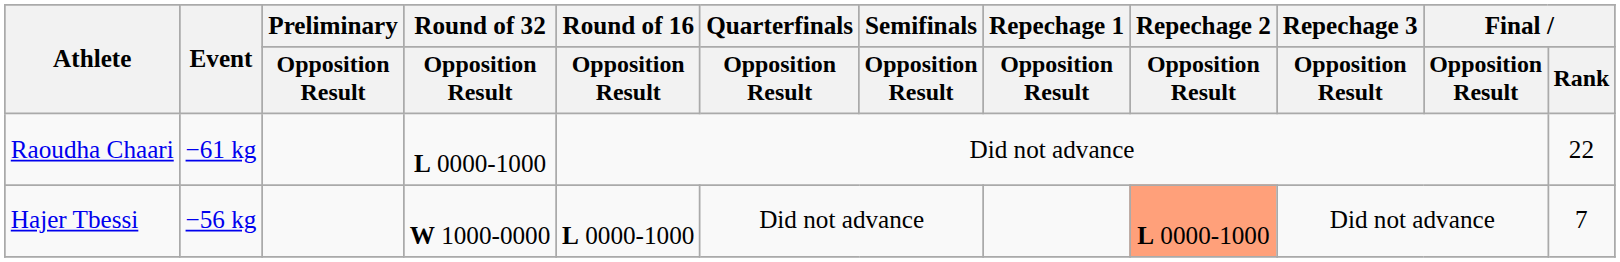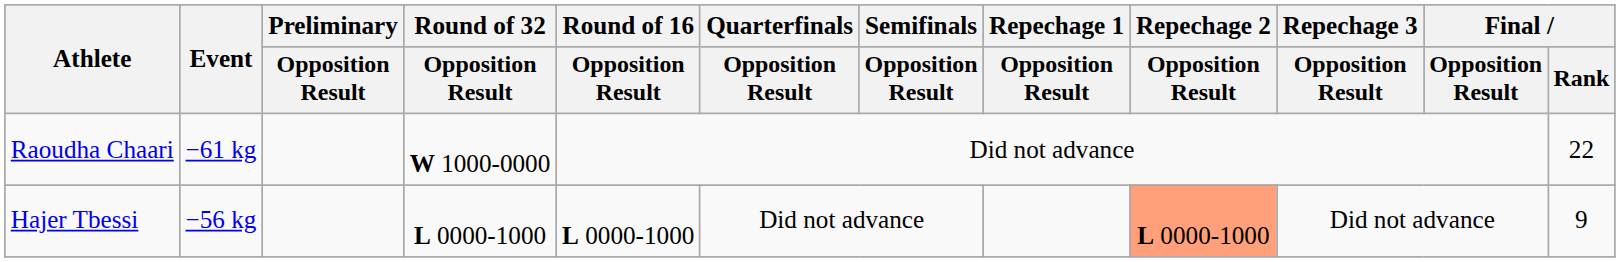(480, 164) L 0000-1000 -> (480, 164) W 1000-0000
(480, 235) W 1000-0000 -> (480, 235) L 0000-1000
(1581, 220) 7 -> (1581, 220) 9
